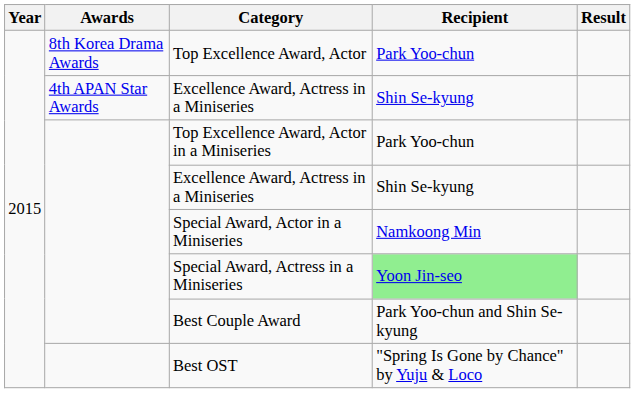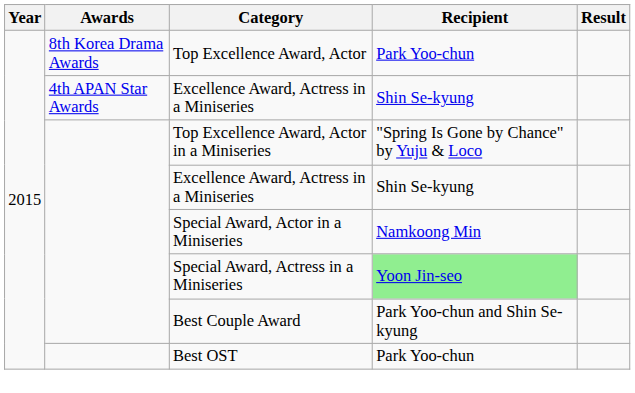(425, 142) Park Yoo-chun -> (470, 142) "Spring Is Gone by Chance" by Yuju & Loco
(470, 365) "Spring Is Gone by Chance" by Yuju & Loco -> (425, 356) Park Yoo-chun
